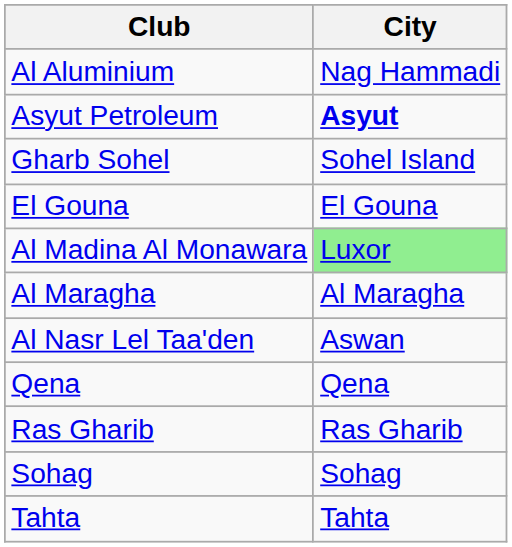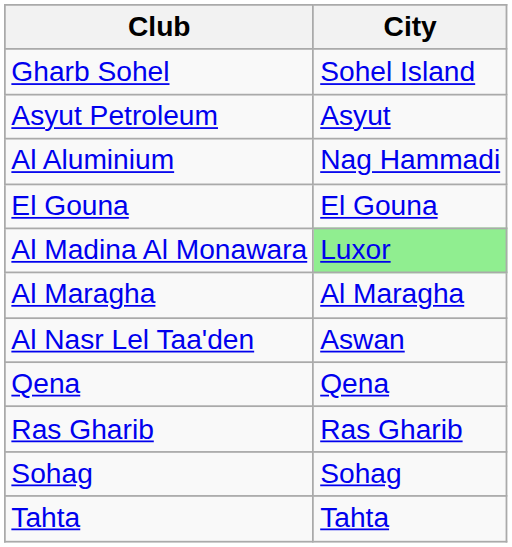rows swapped: (93, 71) <-> (90, 160)
(359, 116) bold -> (355, 116) normal
